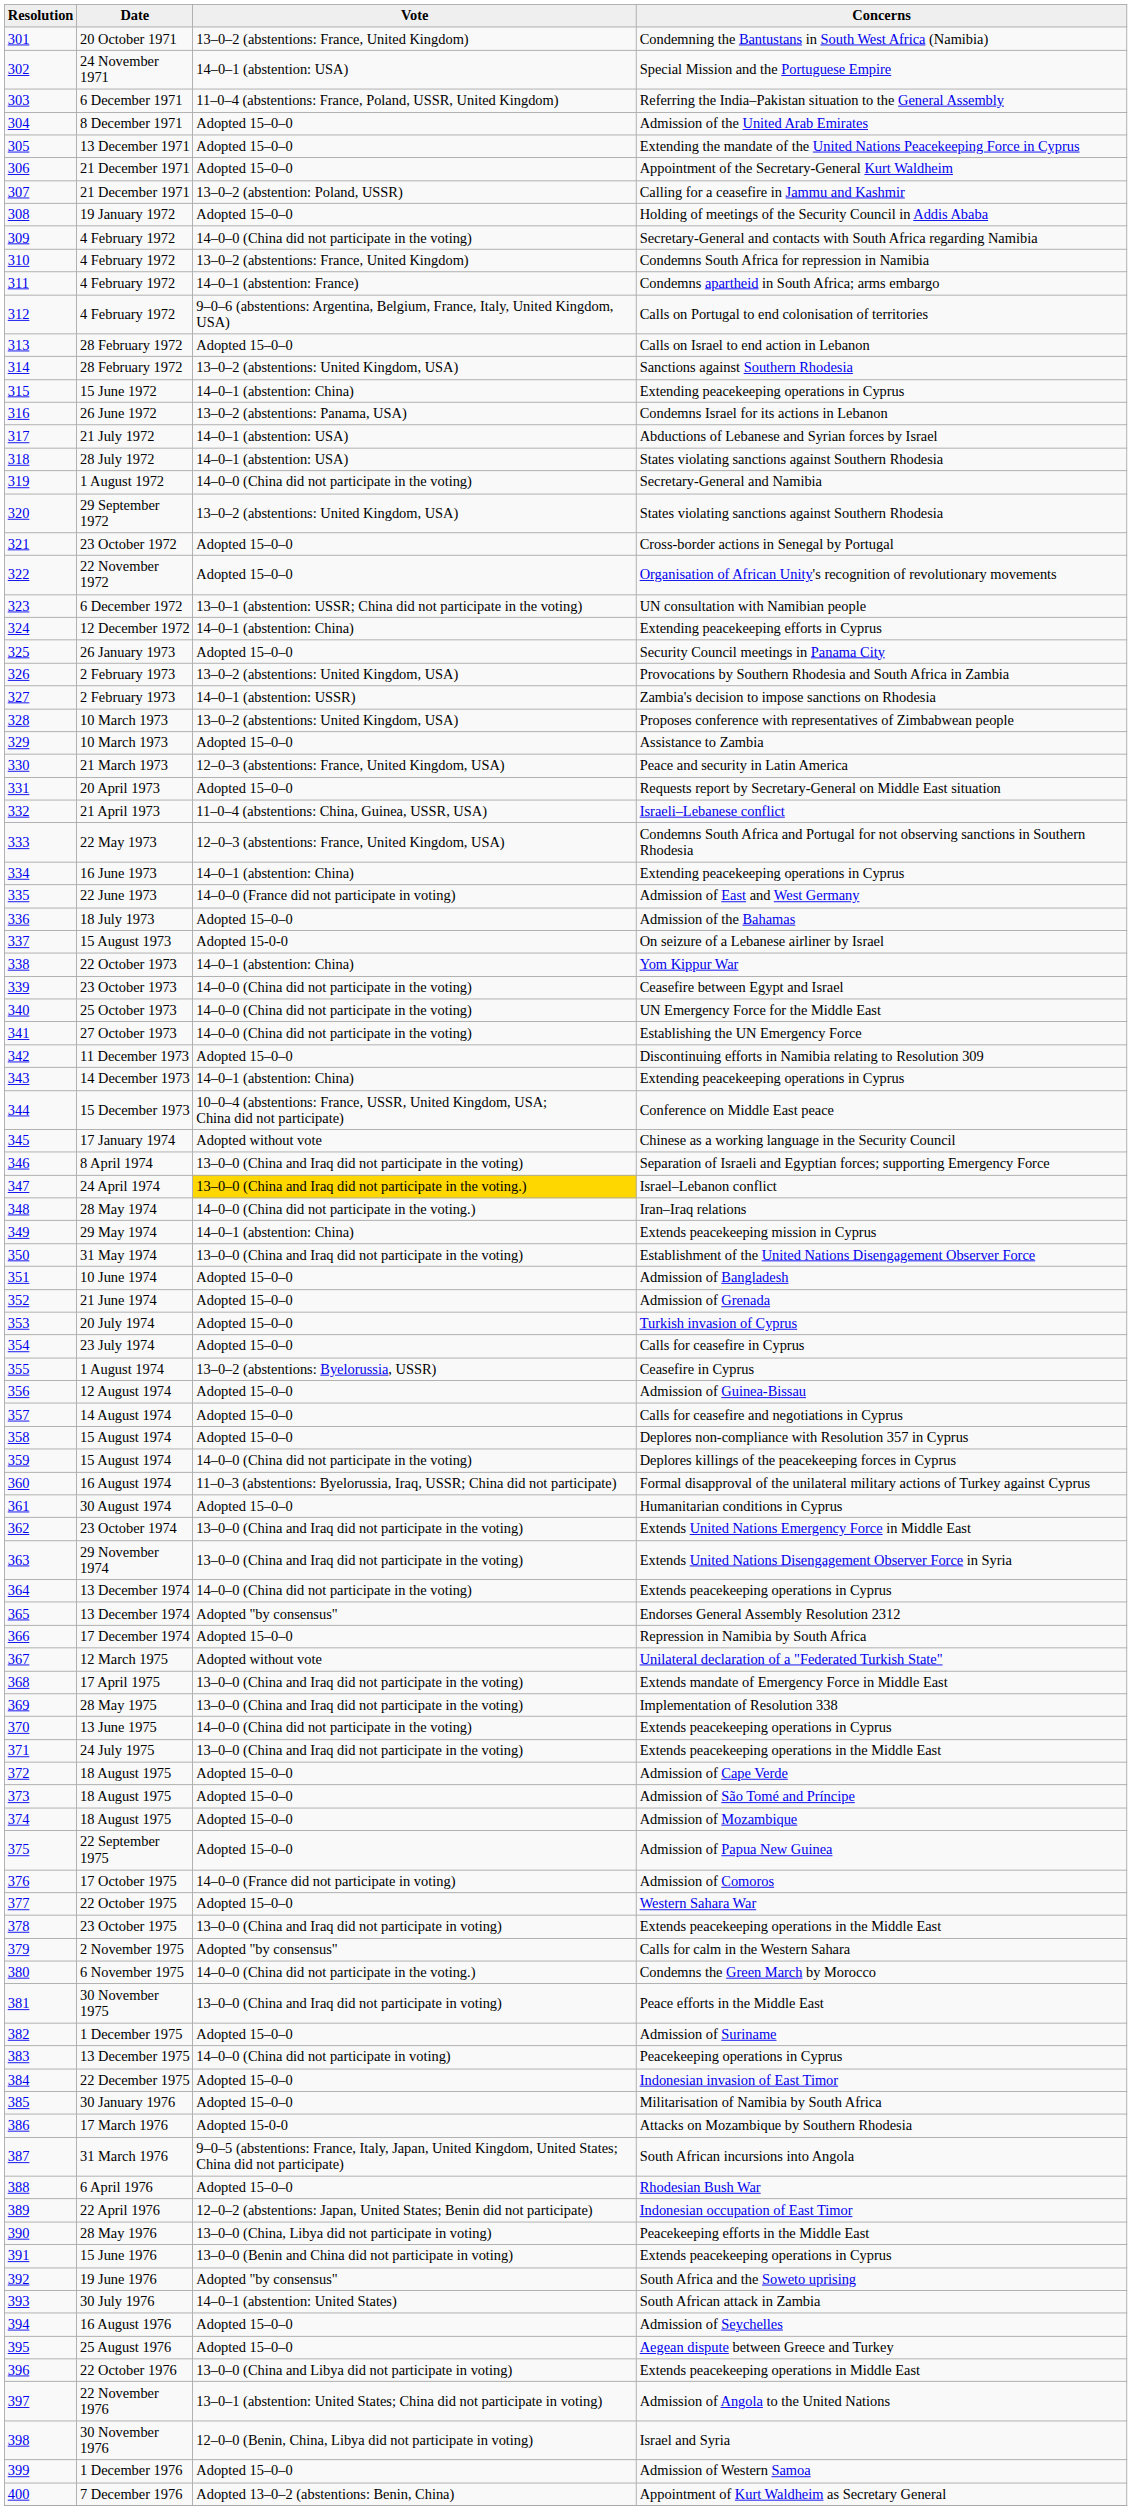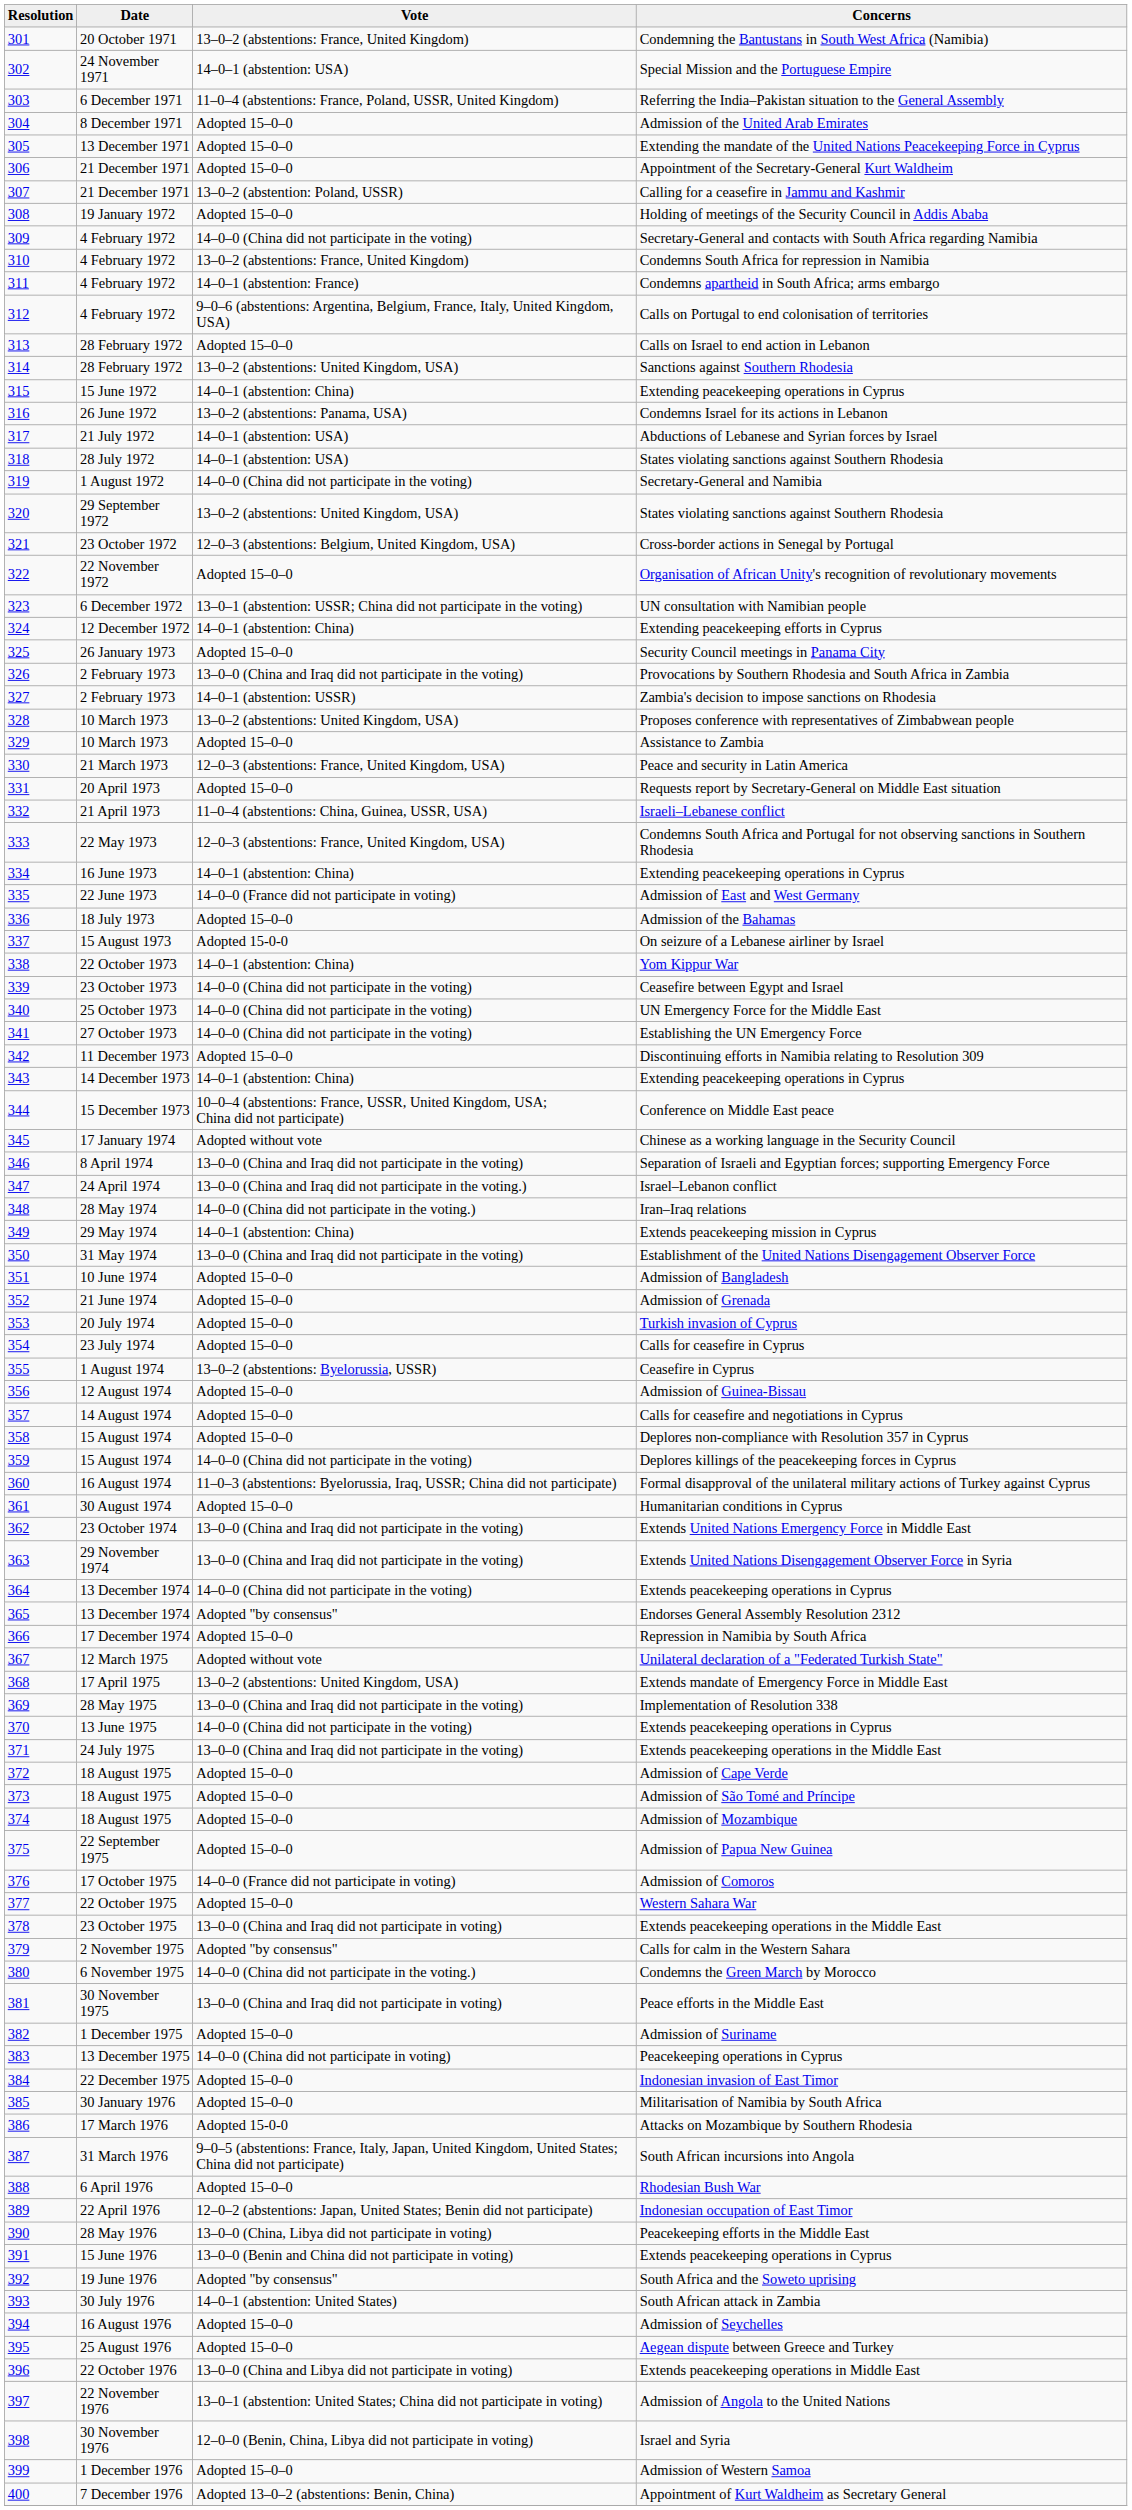(245, 544) Adopted 15–0–0 -> (356, 544) 12–0–3 (abstentions: Belgium, United Kingdom, USA)
(327, 674) 13–0–2 (abstentions: United Kingdom, USA) -> (360, 674) 13–0–0 (China and Iraq did not participate in the voting)
(361, 1186) gold background -> (361, 1186) no background
(360, 1682) 13–0–0 (China and Iraq did not participate in the voting) -> (327, 1682) 13–0–2 (abstentions: United Kingdom, USA)
